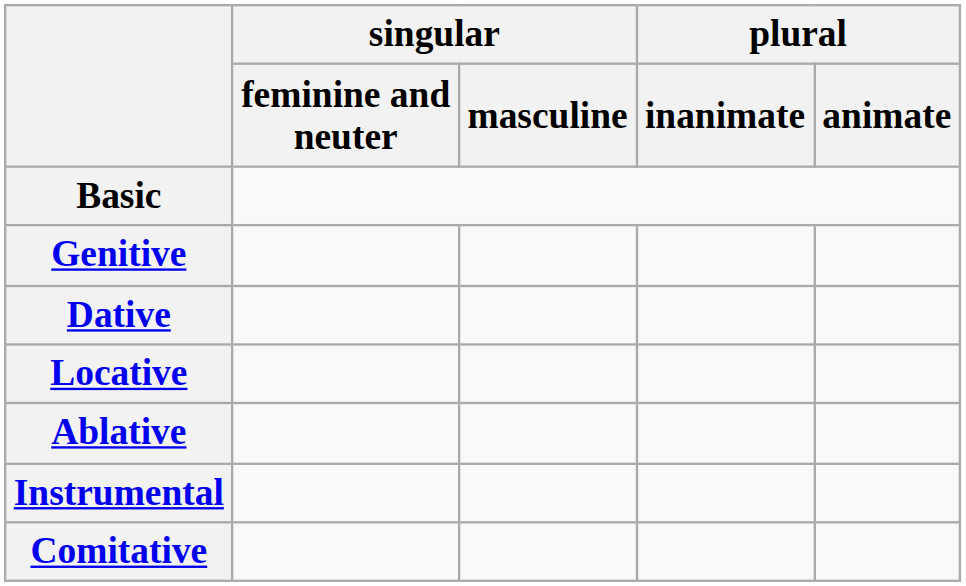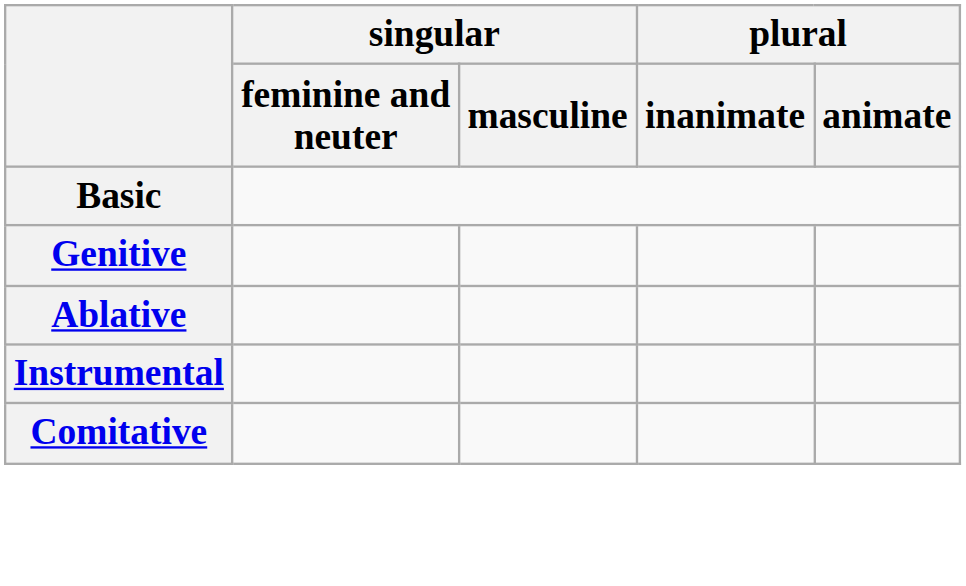- row: (119, 313)
- row: (119, 373)
